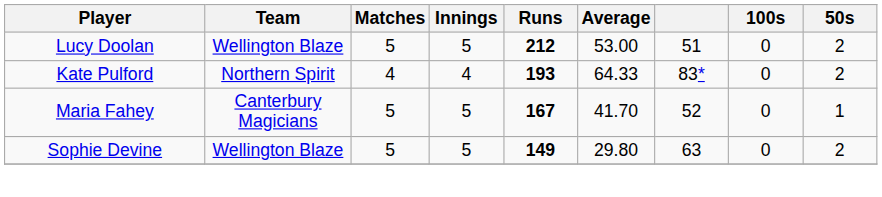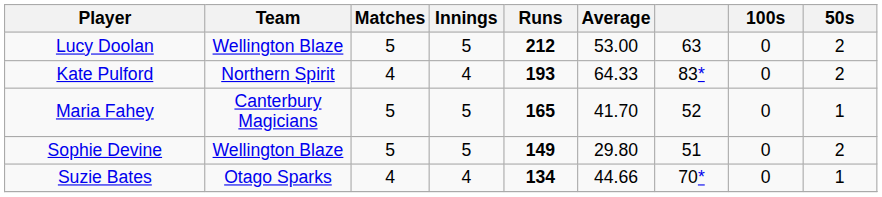(692, 46) 51 -> (692, 46) 63
(540, 112) 167 -> (540, 112) 165
(692, 149) 63 -> (692, 149) 51
+ row: (105, 177)
